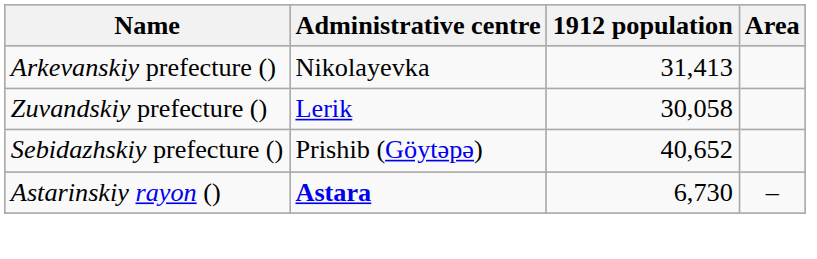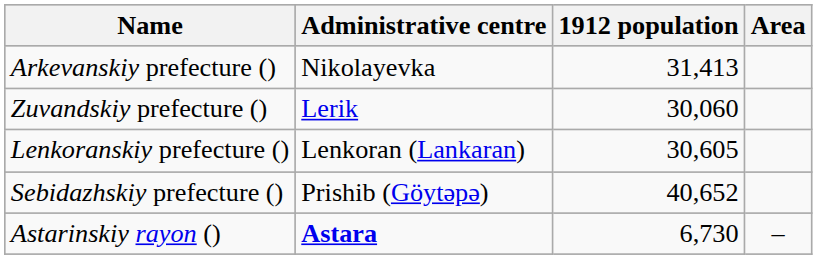(697, 108) 30,058 -> (702, 108) 30,060
+ row: (150, 150)
